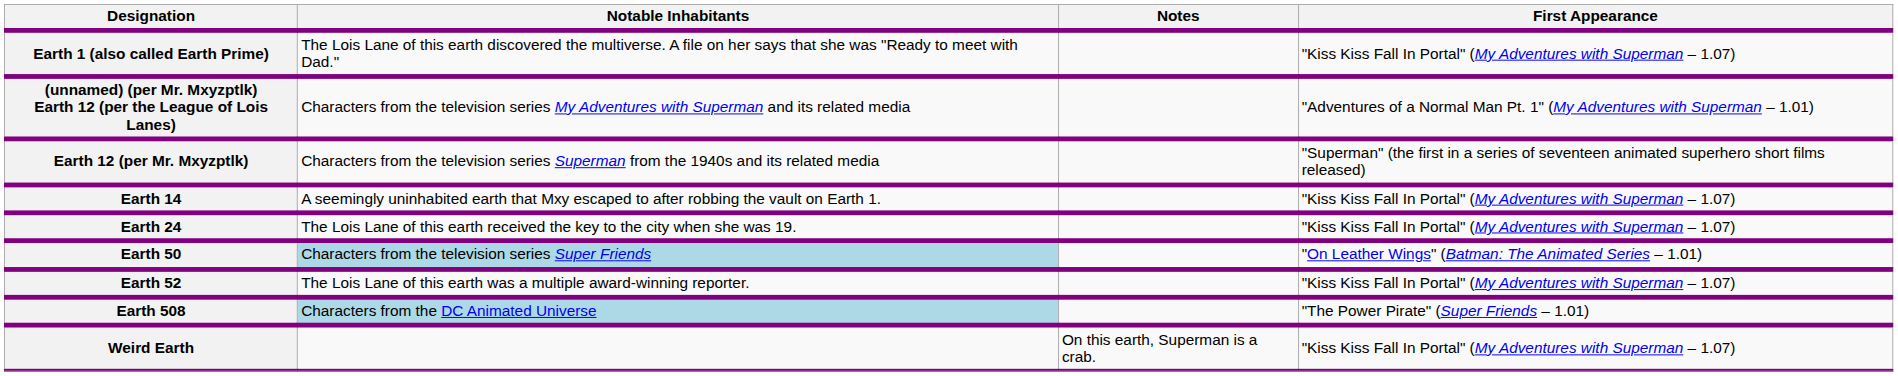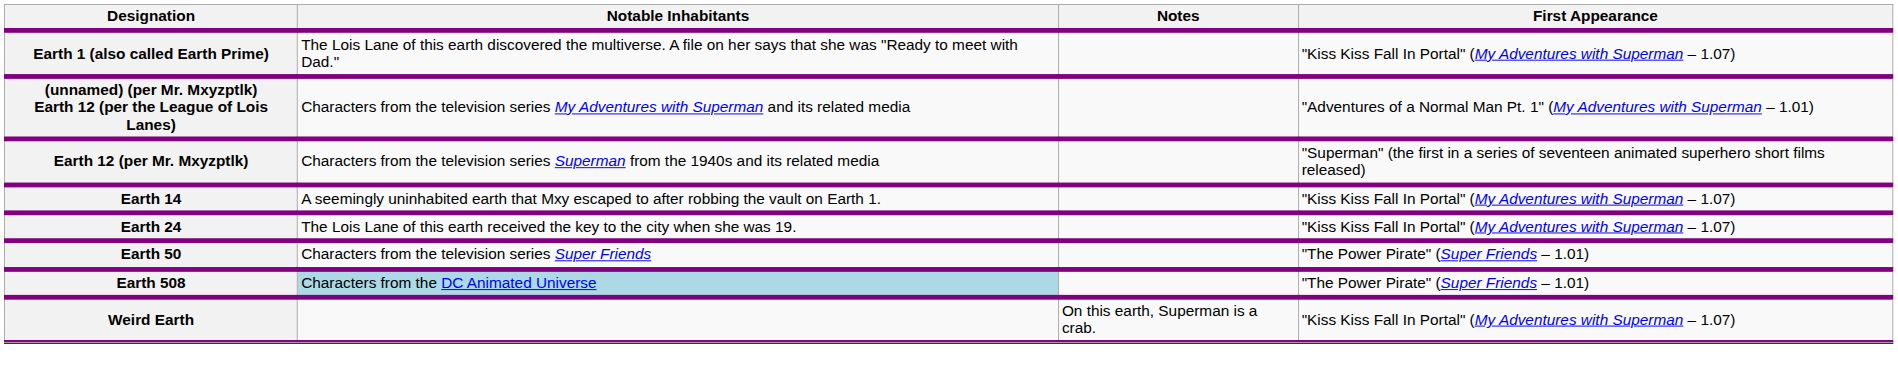(476, 254) lightblue background -> (476, 254) no background
(1502, 254) "On Leather Wings" (Batman: The Animated Series – 1.01) -> (1445, 254) "The Power Pirate" (Super Friends – 1.01)
- row: (151, 283)
